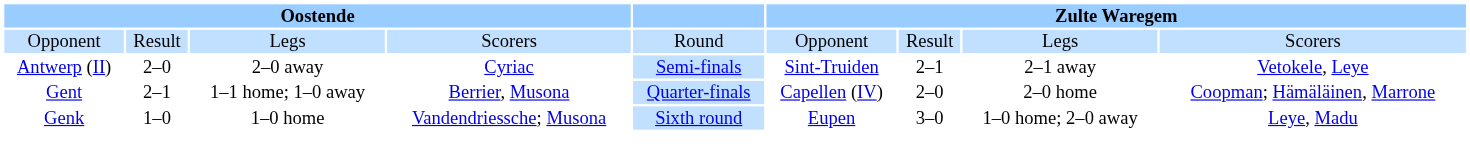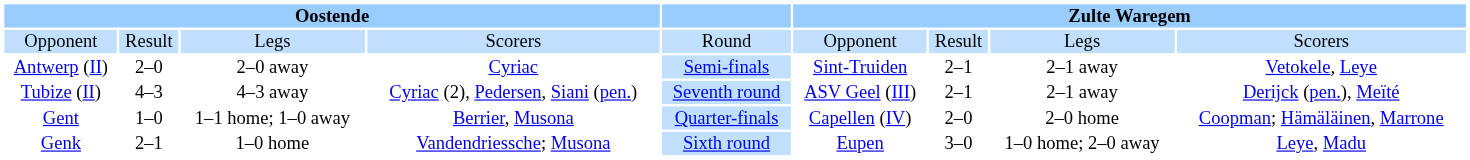+ row: (61, 92)
(157, 92) 2–1 -> (149, 117) 1–0
(157, 117) 1–0 -> (149, 143) 2–1
